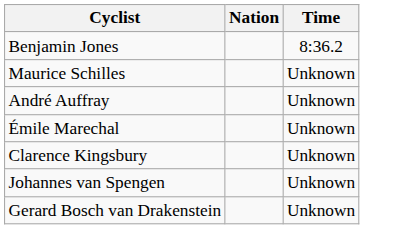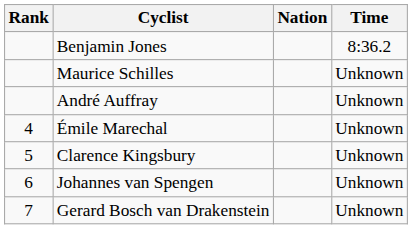+ column: (29, 18)
